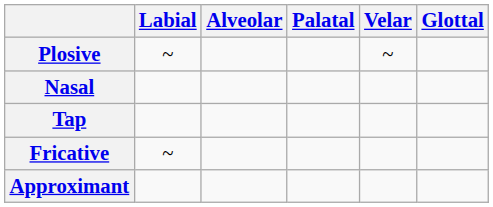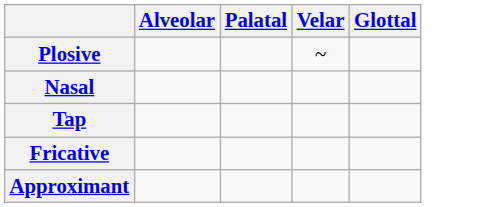- column: (168, 20)
